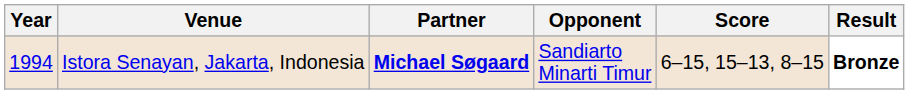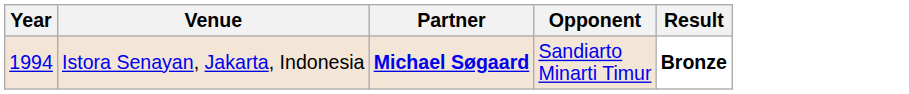- column: (742, 21)
